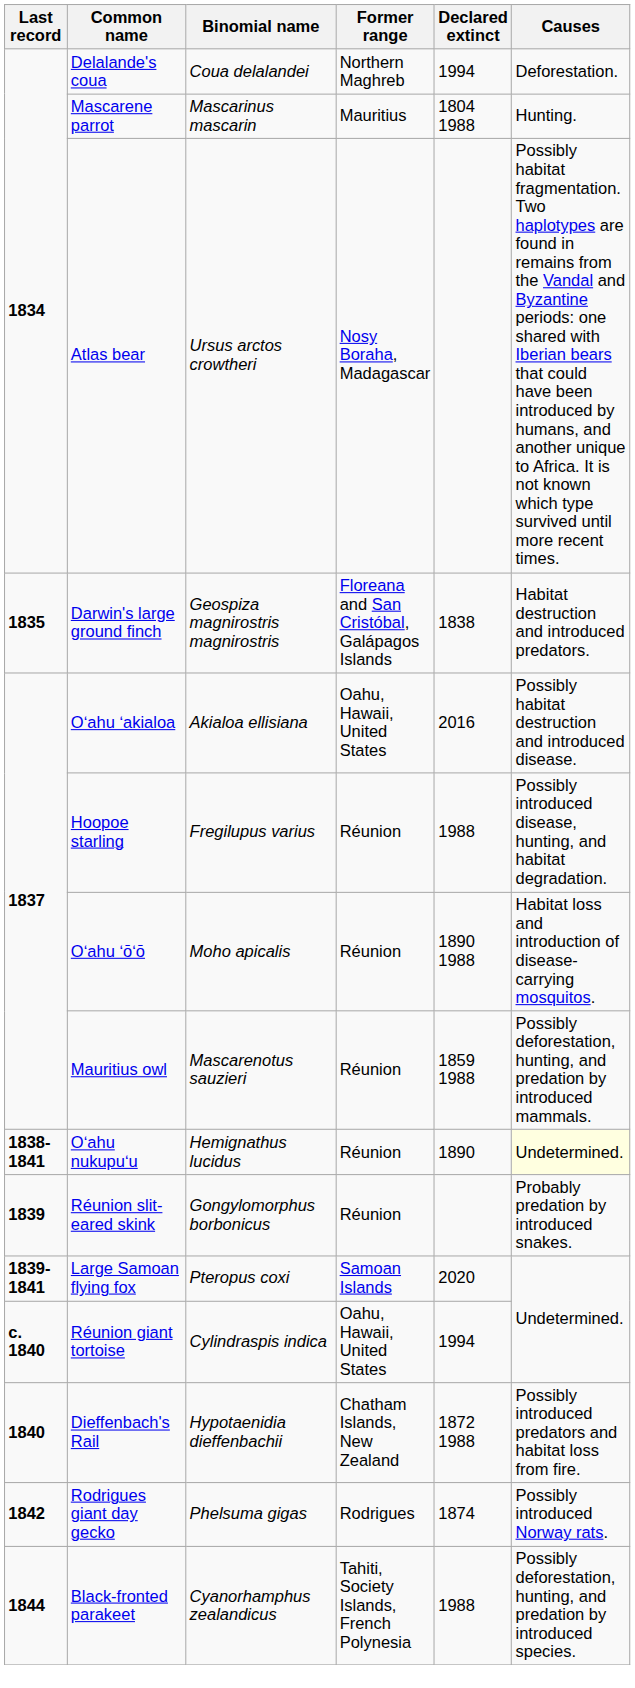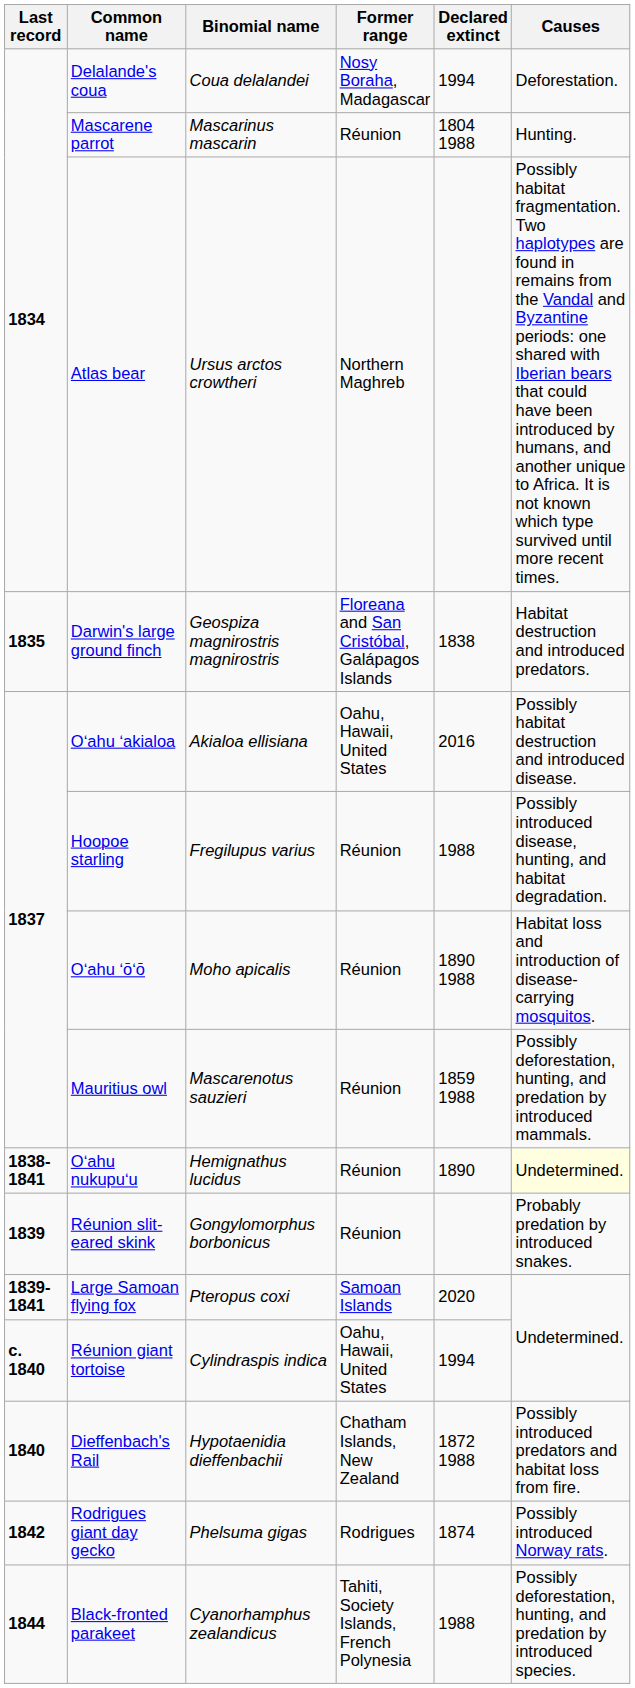(372, 71) Northern Maghreb -> (385, 80) Nosy Boraha, Madagascar
(373, 116) Mauritius -> (370, 134) Réunion
(385, 355) Nosy Boraha, Madagascar -> (372, 374) Northern Maghreb
